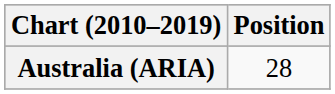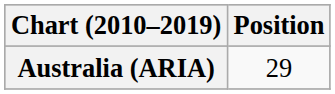(279, 67) 28 -> (279, 67) 29
